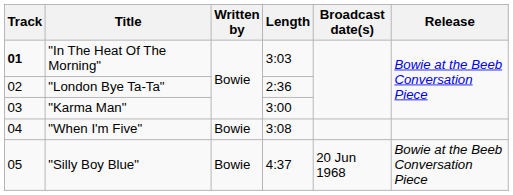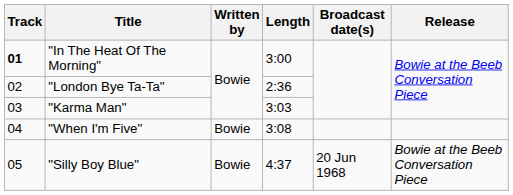(279, 58) 3:03 -> (279, 58) 3:00
(279, 108) 3:00 -> (279, 108) 3:03
